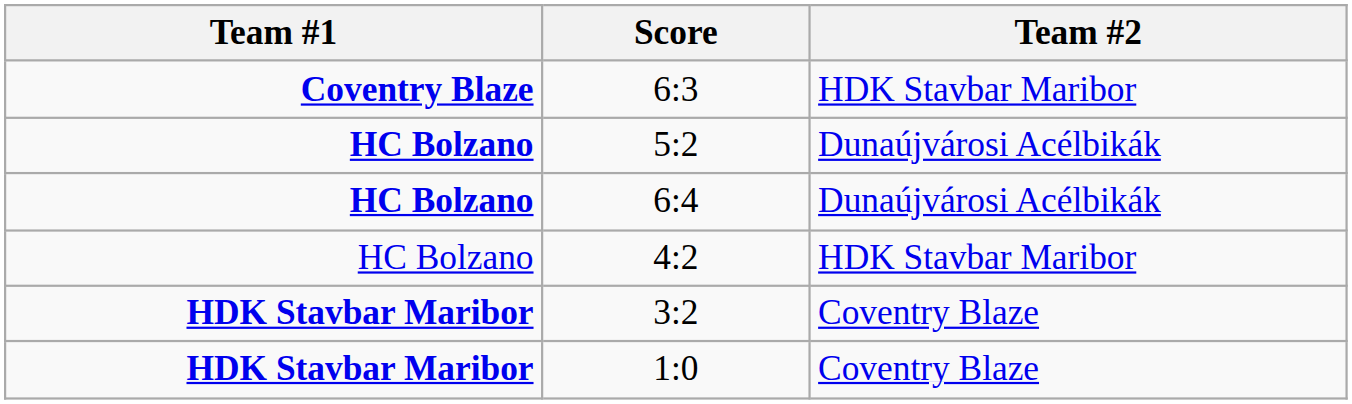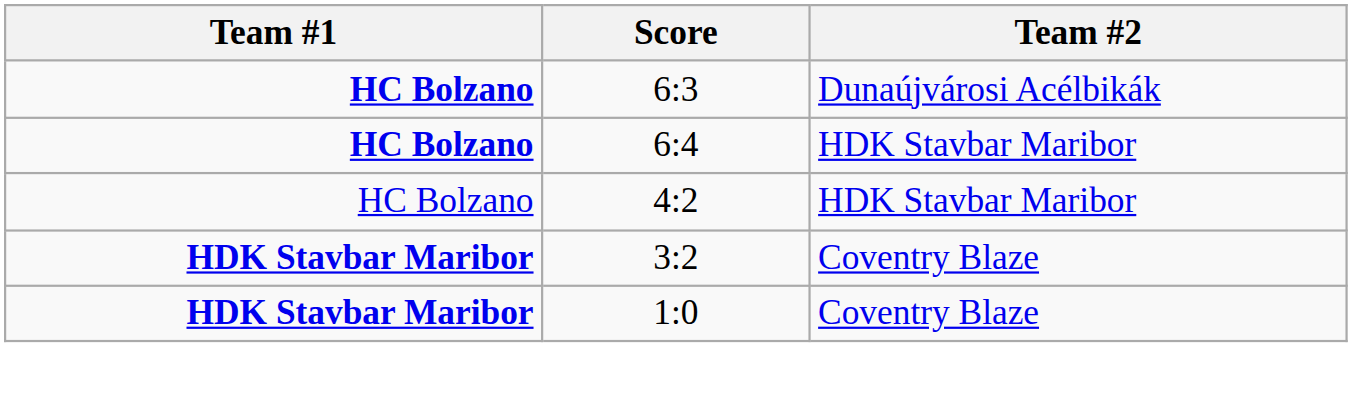(417, 88) Coventry Blaze -> (442, 88) HC Bolzano
(977, 88) HDK Stavbar Maribor -> (989, 88) Dunaújvárosi Acélbikák
- row: (676, 144)
(989, 200) Dunaújvárosi Acélbikák -> (977, 144) HDK Stavbar Maribor
